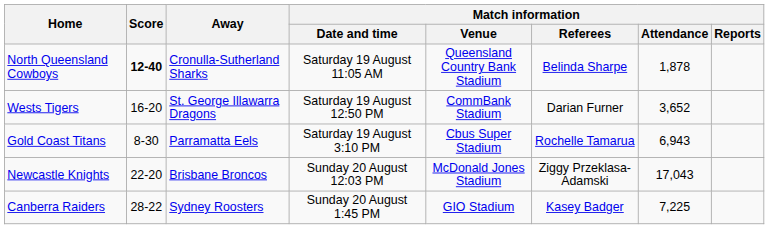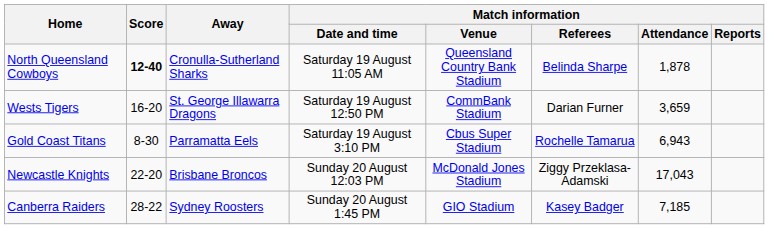(675, 108) 3,652 -> (675, 108) 3,659
(675, 208) 7,225 -> (675, 208) 7,185
